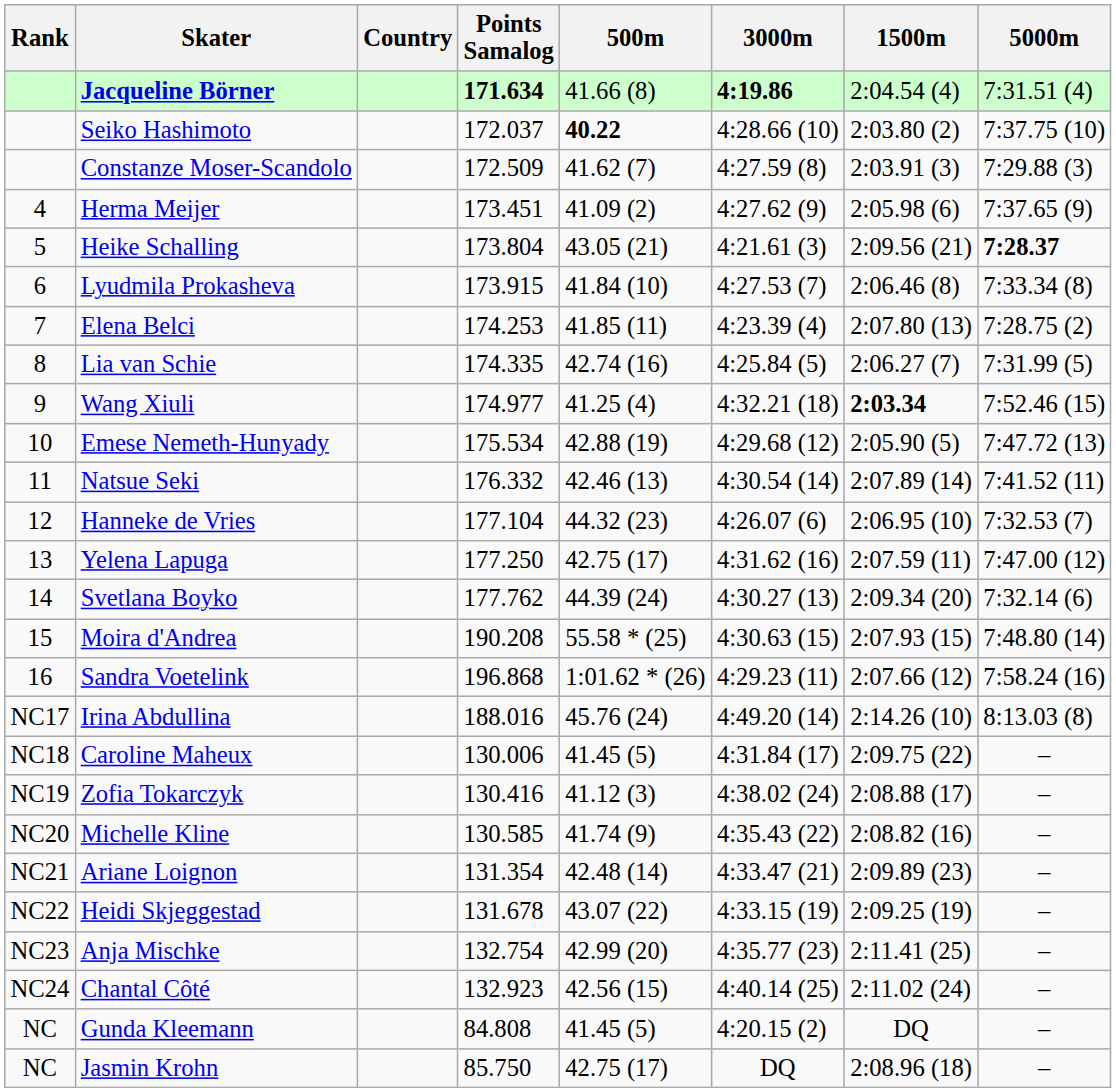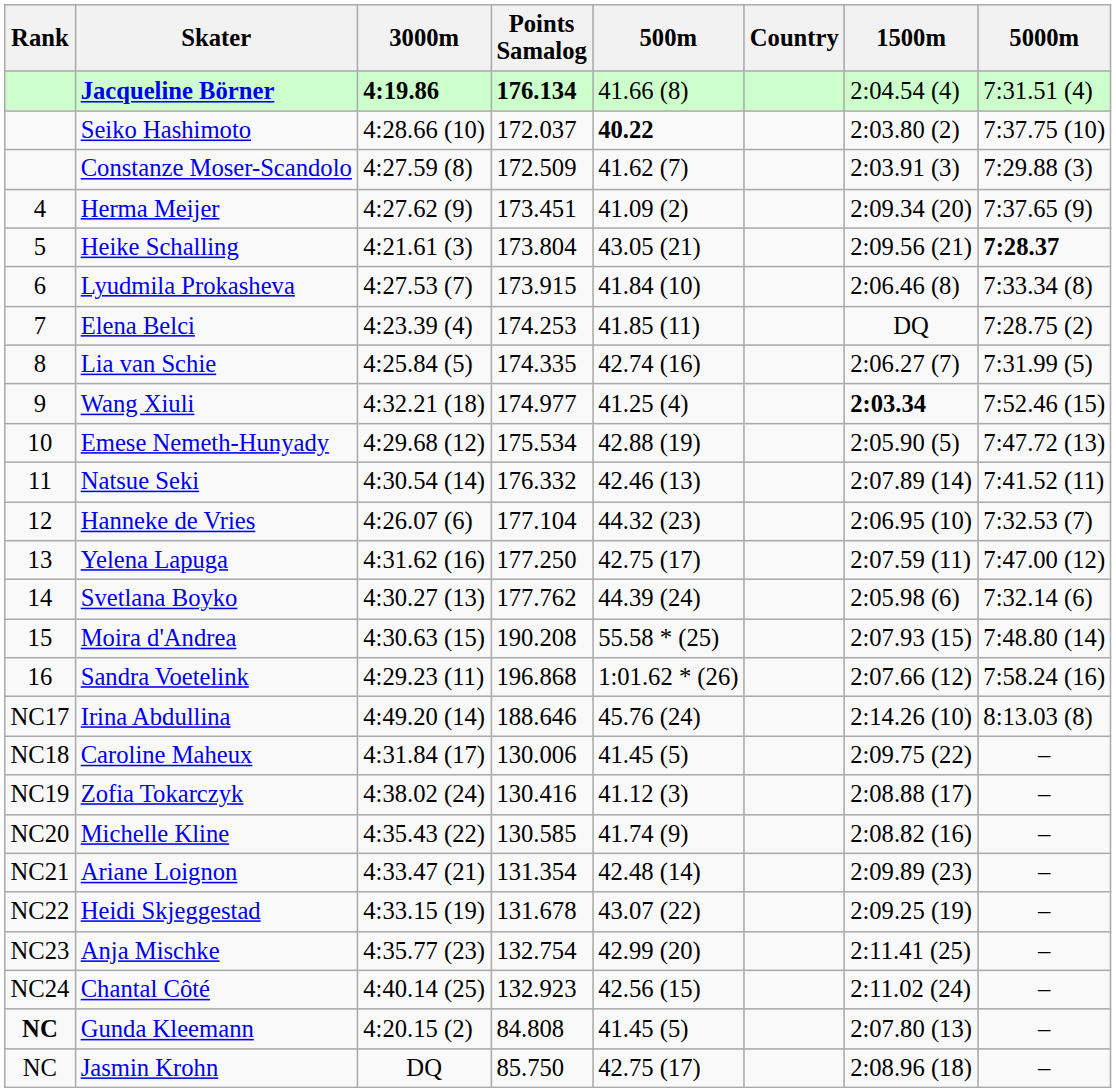columns swapped: (408, 37) <-> (778, 37)
(504, 90) 171.634 -> (536, 90) 176.134
(905, 208) 2:05.98 (6) -> (911, 208) 2:09.34 (20)
(911, 325) 2:07.80 (13) -> (911, 325) DQ
(911, 598) 2:09.34 (20) -> (905, 598) 2:05.98 (6)
(504, 716) 188.016 -> (536, 716) 188.646
(40, 1028) normal -> (40, 1028) bold
(911, 1028) DQ -> (911, 1028) 2:07.80 (13)
